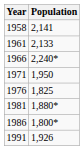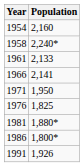+ row: (17, 28)
(42, 28) 2,141 -> (45, 43) 2,240*
(45, 59) 2,240* -> (42, 75) 2,141
